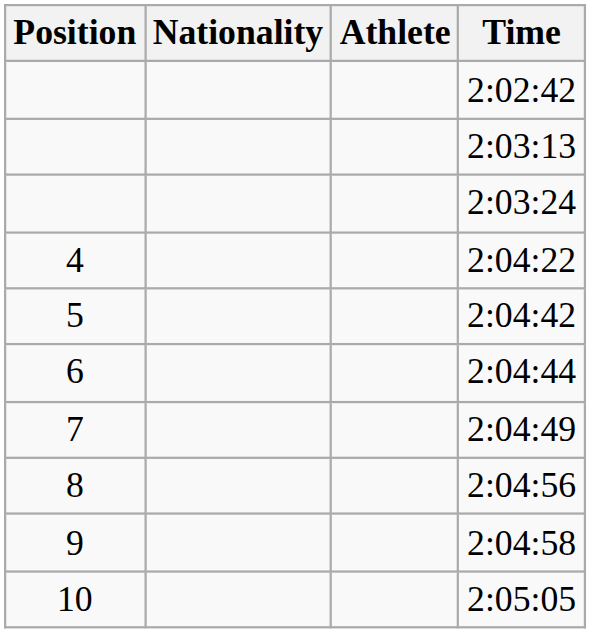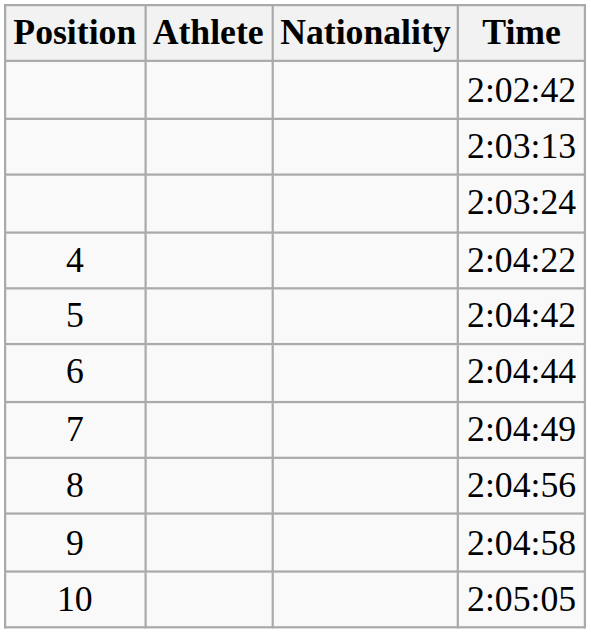columns swapped: (395, 32) <-> (238, 32)
